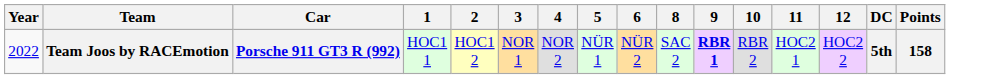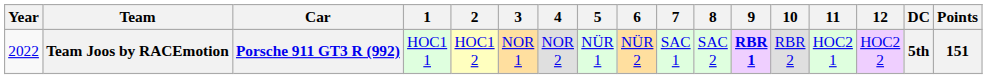+ column: (676, 16)
(920, 51) 158 -> (957, 51) 151
